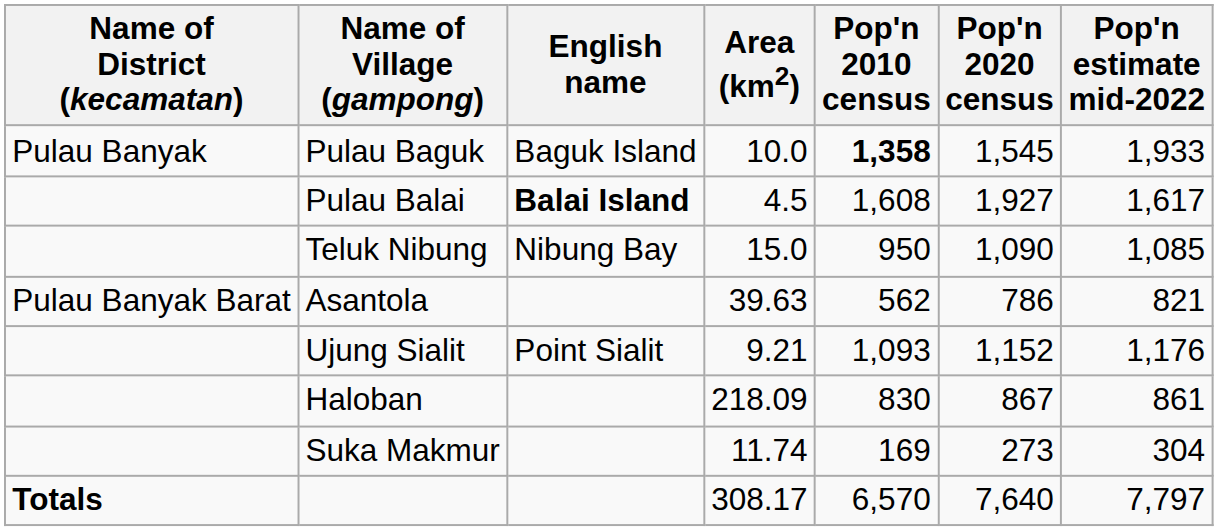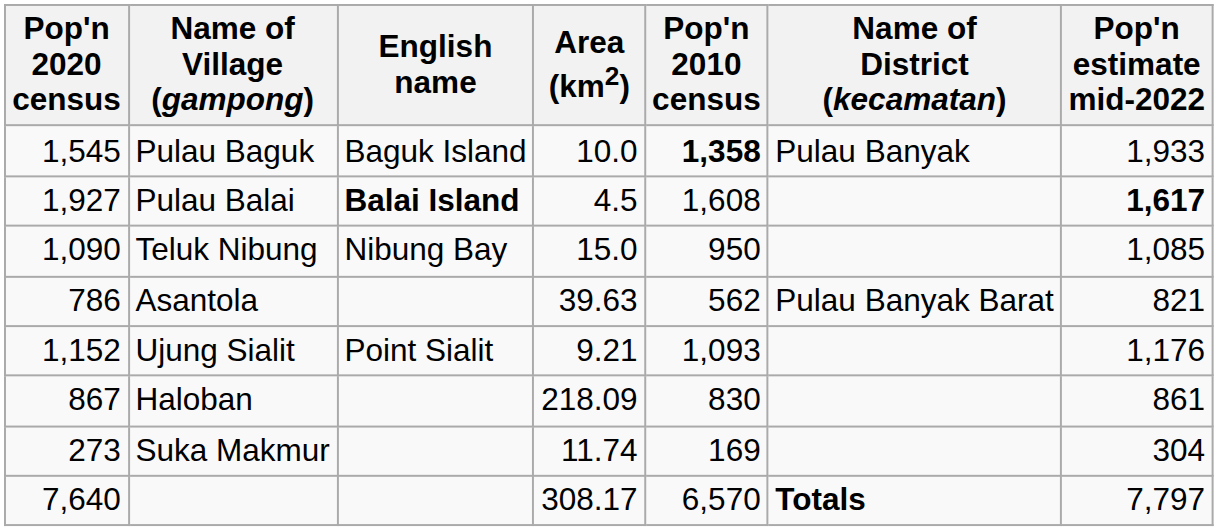columns swapped: (152, 64) <-> (1000, 64)
(1166, 200) normal -> (1166, 200) bold
